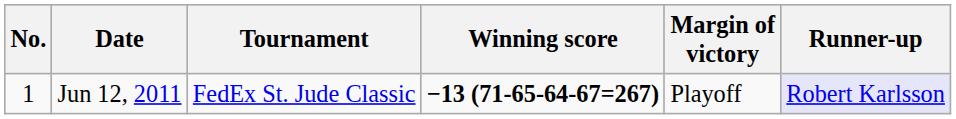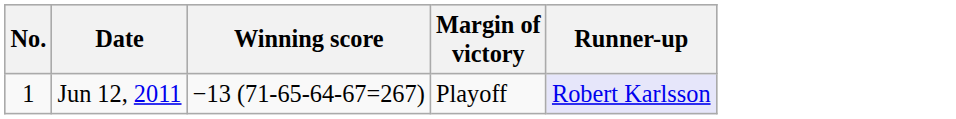- column: (304, 39)
(543, 93) bold -> (309, 93) normal
